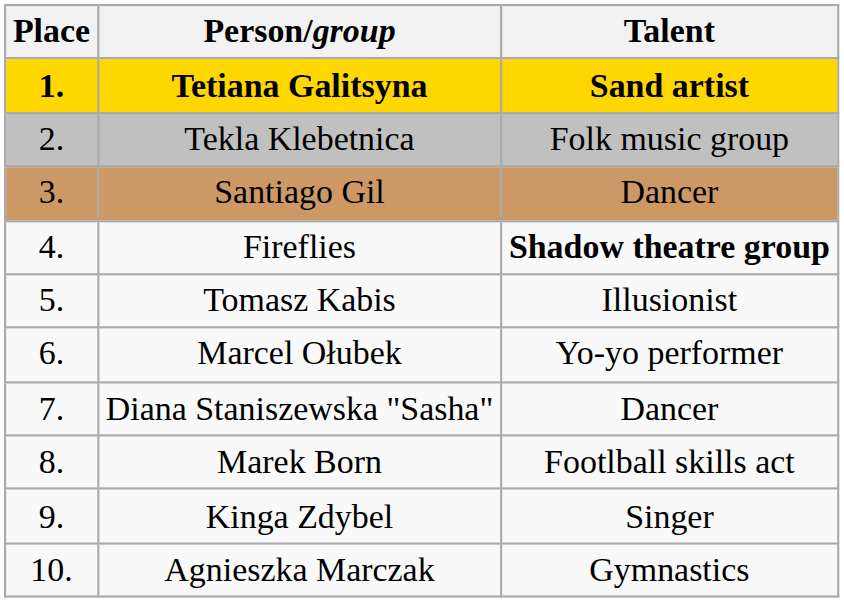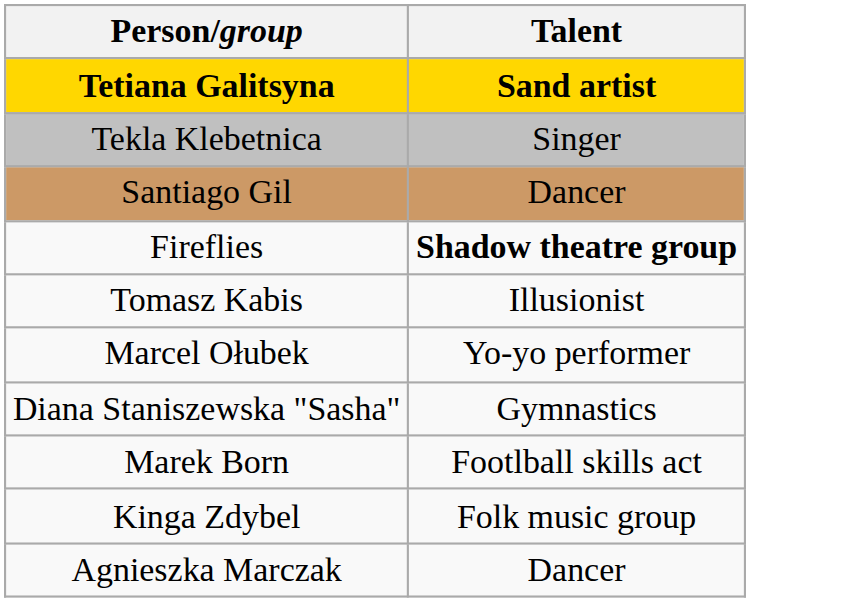- column: (51, 31)
(669, 138) Folk music group -> (577, 138) Singer
(669, 407) Dancer -> (577, 407) Gymnastics
(669, 515) Singer -> (577, 515) Folk music group
(669, 569) Gymnastics -> (577, 569) Dancer
